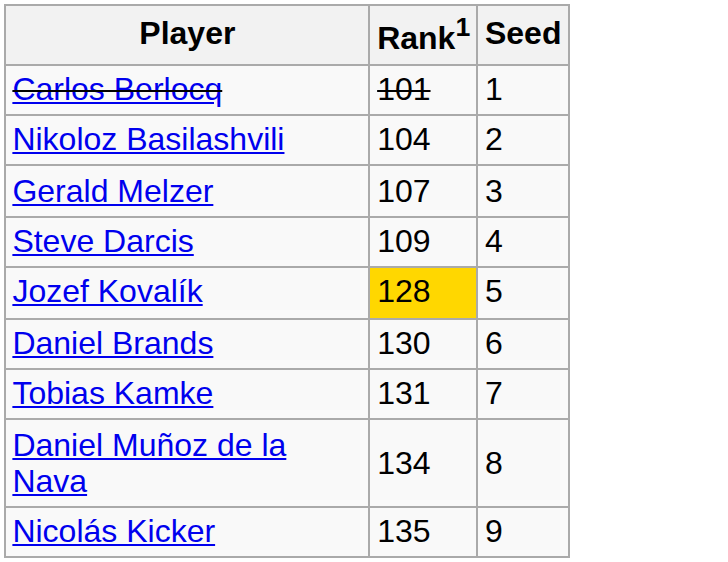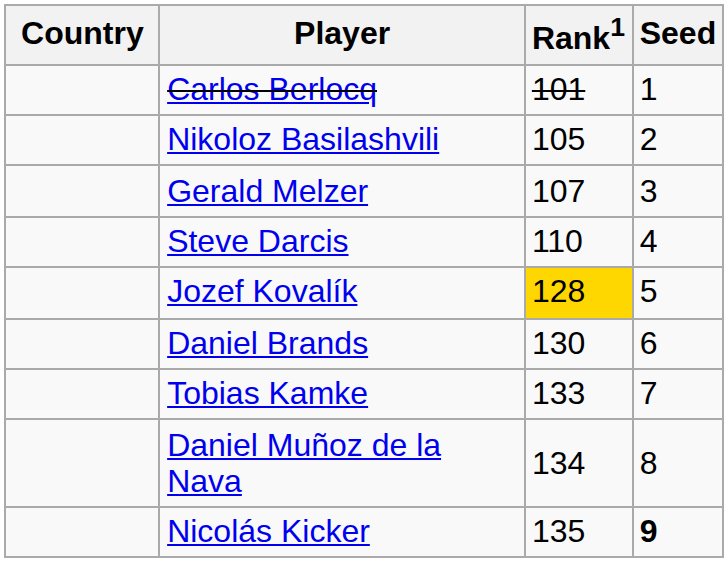+ column: (82, 34)
(404, 140) 104 -> (559, 140) 105
(404, 241) 109 -> (557, 241) 110
(404, 393) 131 -> (559, 393) 133
(494, 531) normal -> (649, 531) bold
